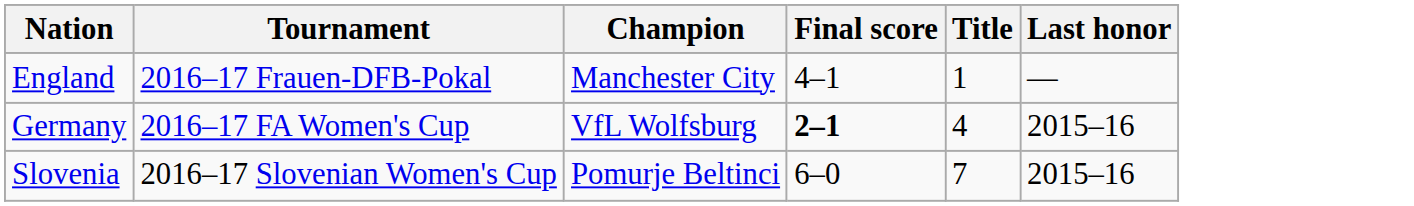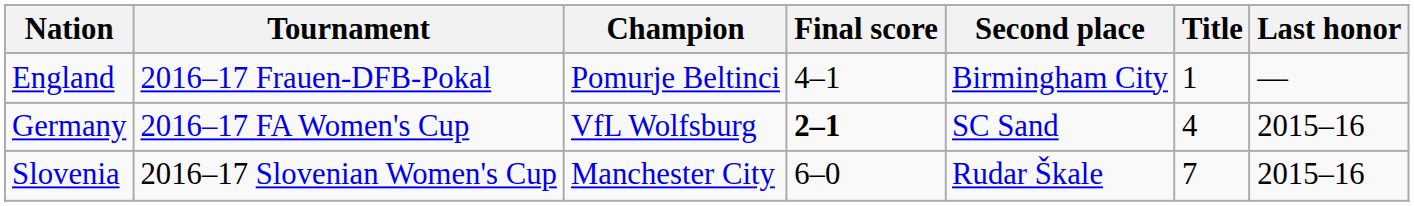+ column: (1060, 28)
(673, 77) Manchester City -> (676, 77) Pomurje Beltinci
(676, 175) Pomurje Beltinci -> (673, 175) Manchester City
